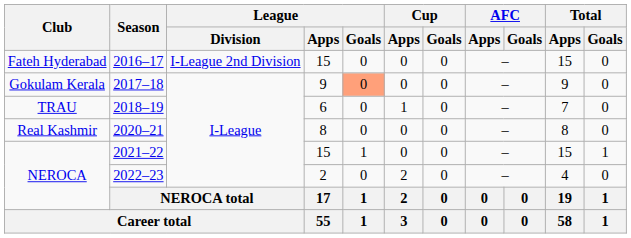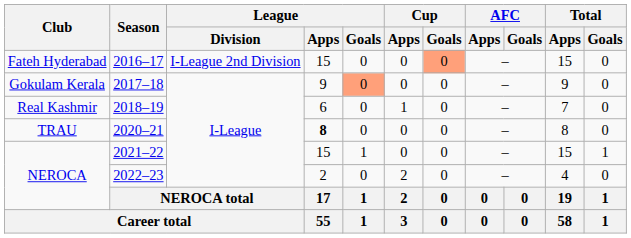(444, 61) no background -> (444, 61) lightsalmon background
(57, 107) TRAU -> (57, 107) Real Kashmir
(57, 130) Real Kashmir -> (57, 130) TRAU
(323, 130) normal -> (323, 130) bold
